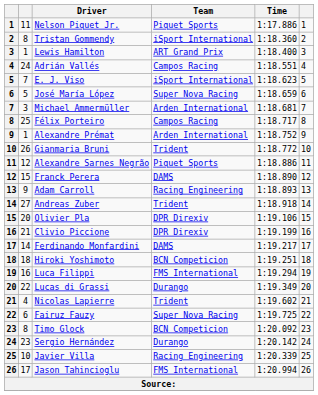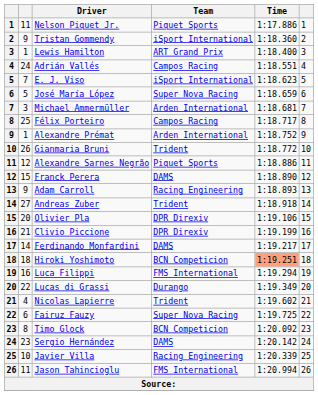(25, 39) 8 -> (25, 39) 9
(277, 260) no background -> (277, 260) lightsalmon background
(171, 343) Durango -> (163, 343) DAMS
(25, 370) 17 -> (25, 370) 11
